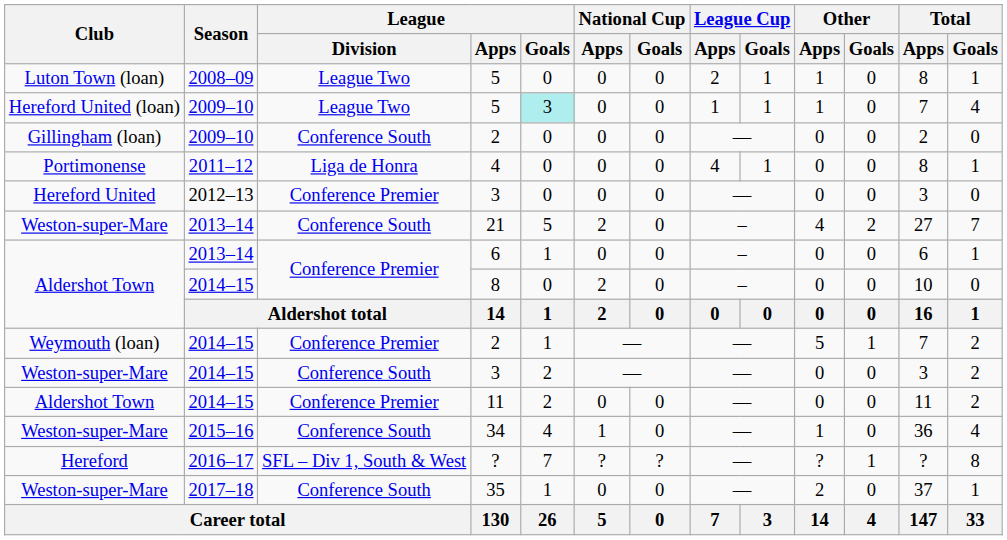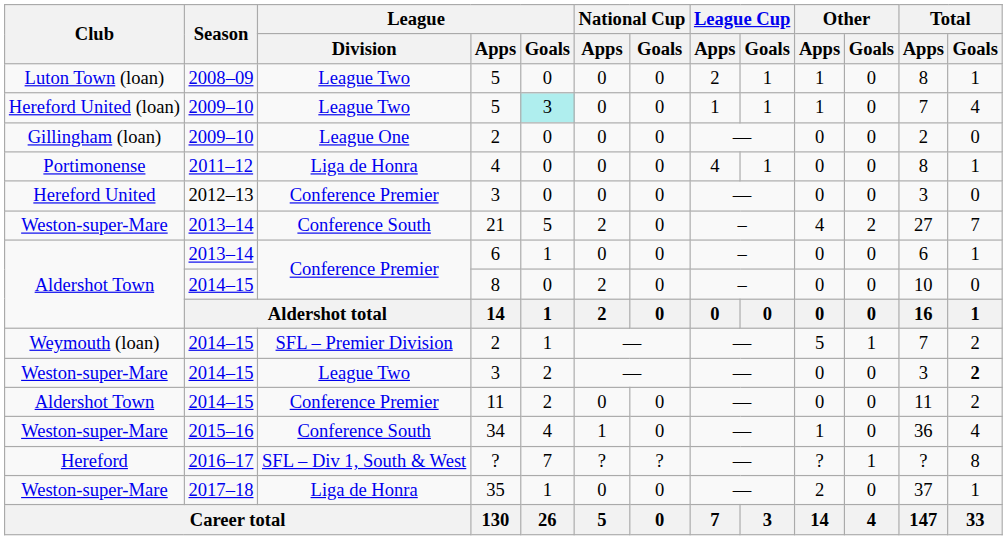(364, 136) Conference South -> (364, 136) League One
(364, 343) Conference Premier -> (364, 343) SFL – Premier Division
(364, 372) Conference South -> (364, 372) League Two
(975, 372) normal -> (975, 372) bold
(364, 490) Conference South -> (364, 490) Liga de Honra
